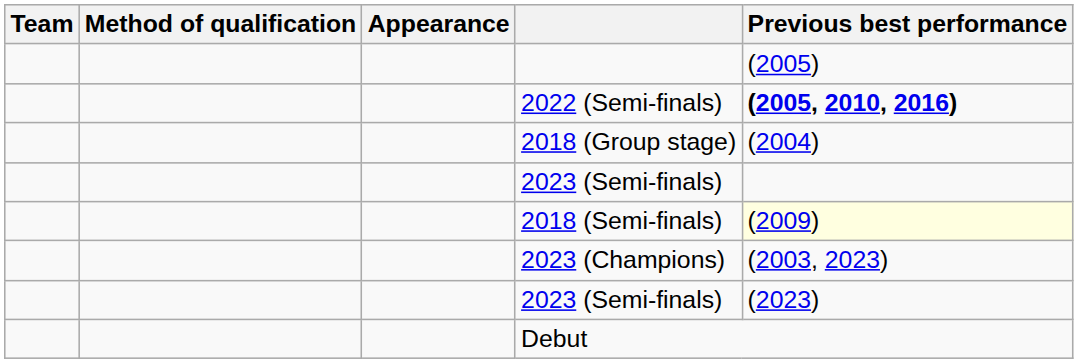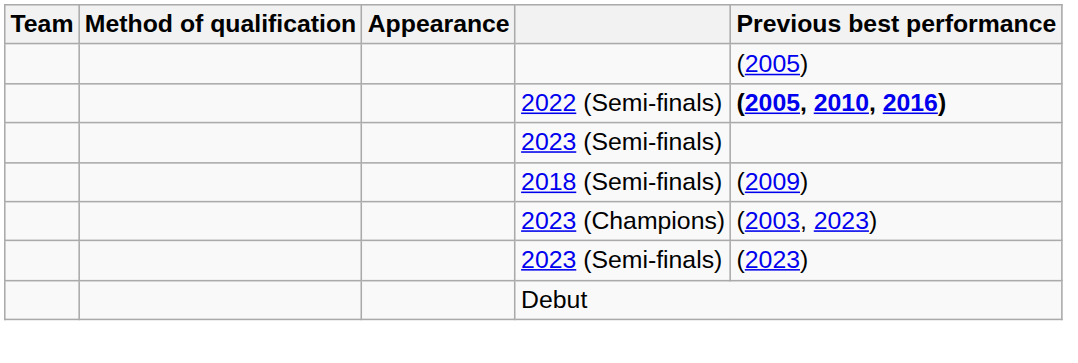- row: (42, 142)
(783, 220) lightyellow background -> (772, 181) no background
